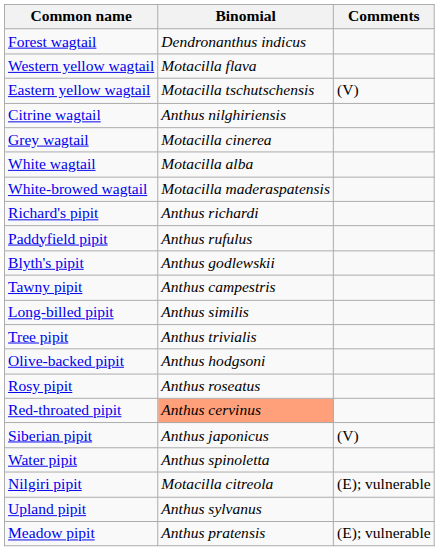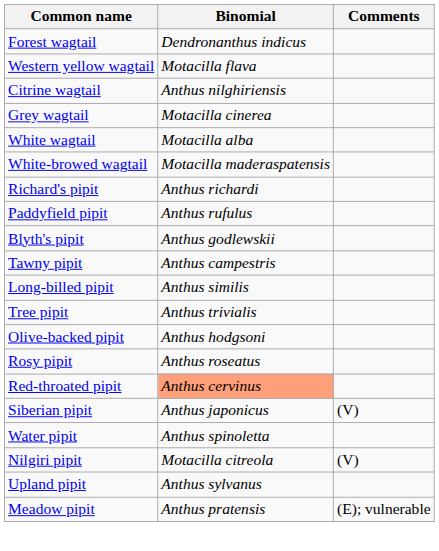- row: (79, 90)
(384, 484) (E); vulnerable -> (348, 459) (V)
